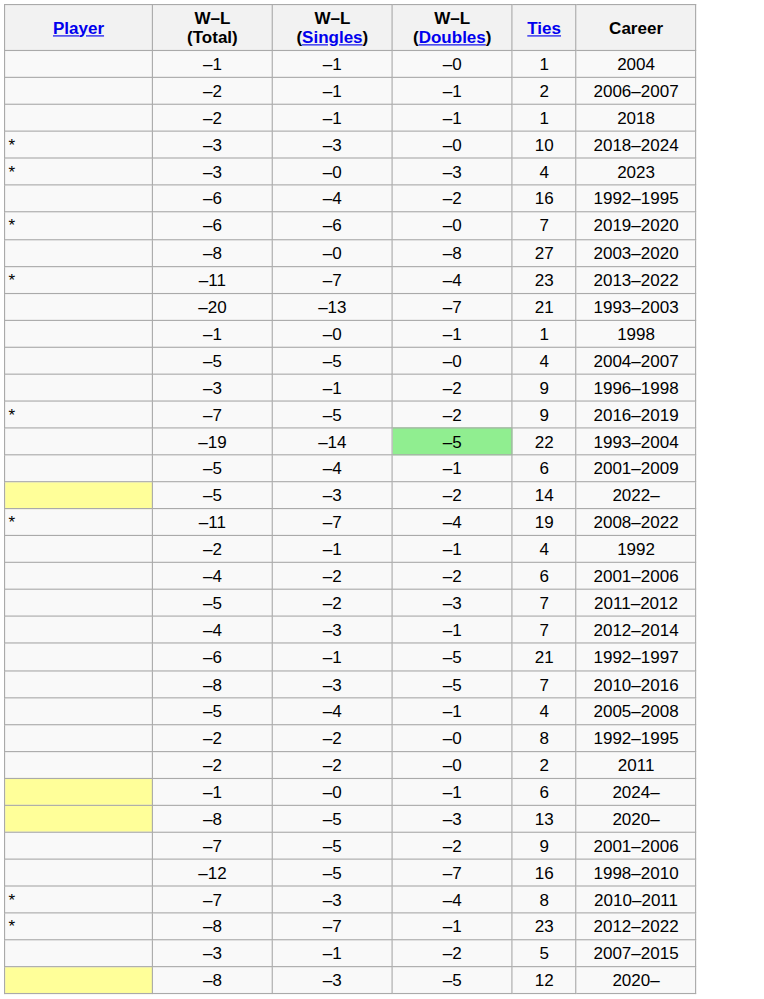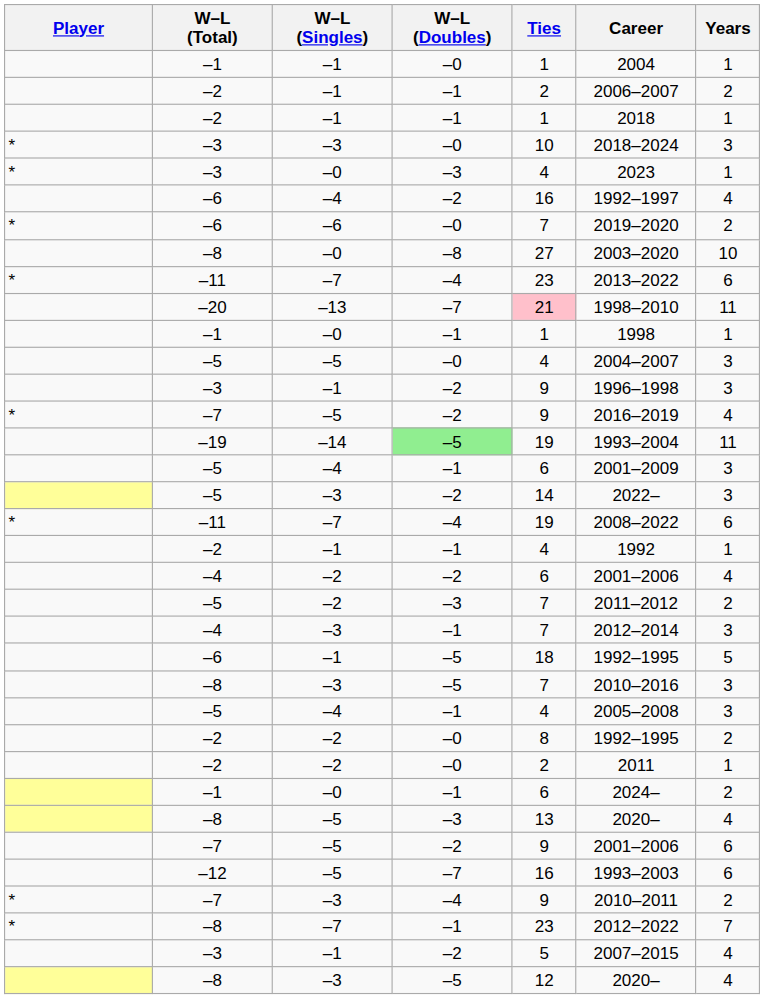+ column: (728, 28)
(636, 199) 1992–1995 -> (636, 199) 1992–1997
(544, 307) no background -> (544, 307) pink background
(636, 307) 1993–2003 -> (636, 307) 1998–2010
(544, 442) 22 -> (544, 442) 19
(544, 657) 21 -> (544, 657) 18
(636, 657) 1992–1997 -> (636, 657) 1992–1995
(636, 873) 1998–2010 -> (636, 873) 1993–2003
(544, 900) 8 -> (544, 900) 9
